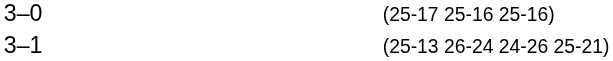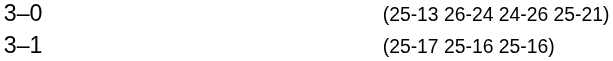(469, 15) (25-17 25-16 25-16) -> (496, 15) (25-13 26-24 24-26 25-21)
(496, 47) (25-13 26-24 24-26 25-21) -> (469, 47) (25-17 25-16 25-16)
